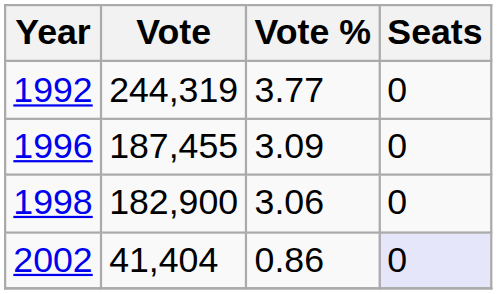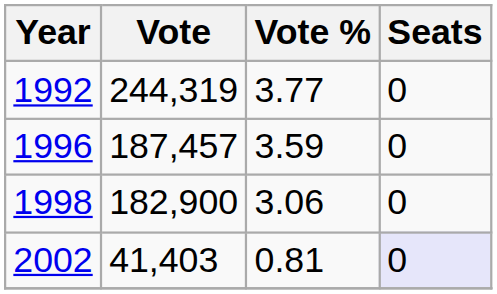(174, 145) 187,455 -> (174, 145) 187,457
(289, 145) 3.09 -> (289, 145) 3.59
(164, 259) 41,404 -> (164, 259) 41,403
(289, 259) 0.86 -> (289, 259) 0.81
